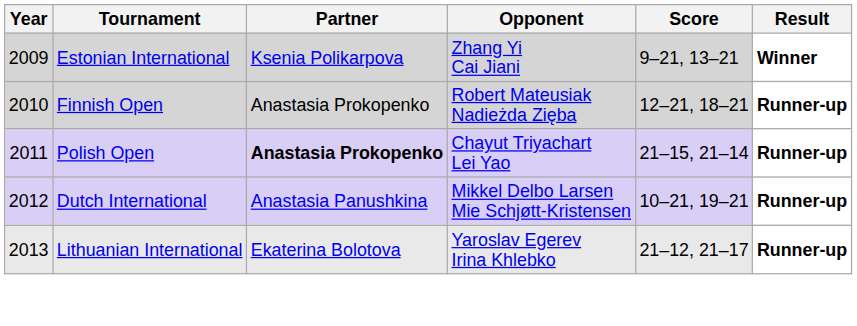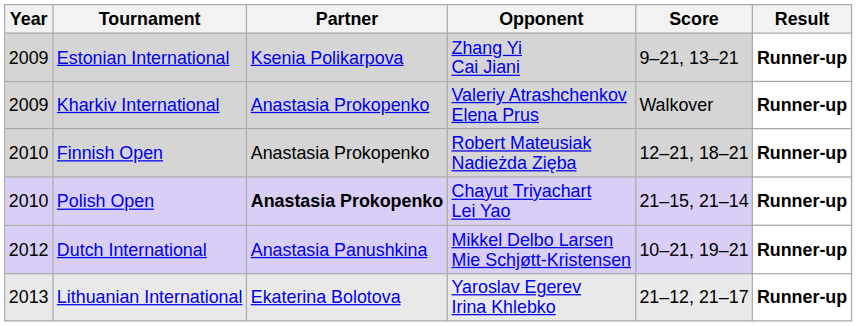(787, 57) Winner -> (802, 57) Runner-up
+ row: (138, 105)
(29, 153) 2011 -> (29, 201) 2010
